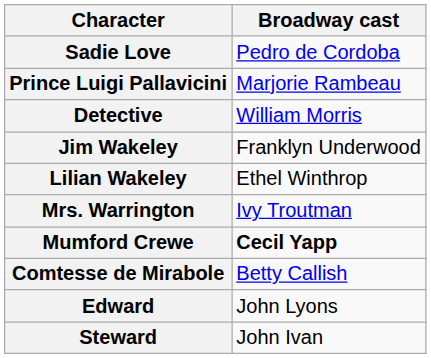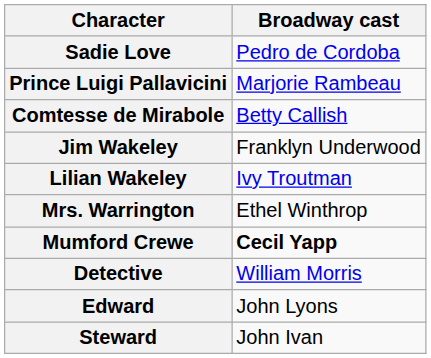rows swapped: (118, 274) <-> (118, 115)
(302, 178) Ethel Winthrop -> (294, 178) Ivy Troutman
(294, 210) Ivy Troutman -> (302, 210) Ethel Winthrop
